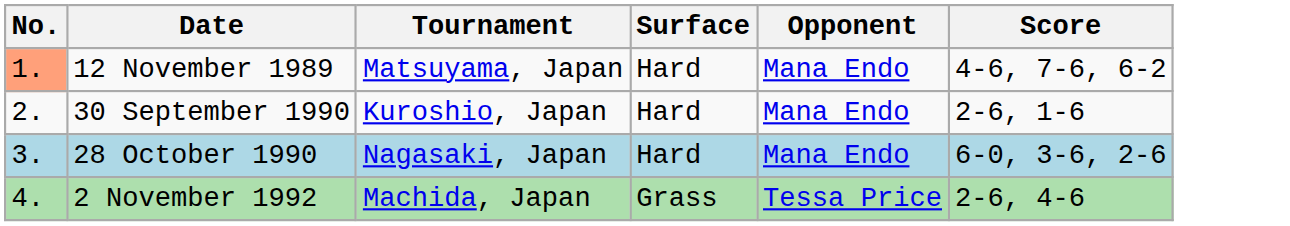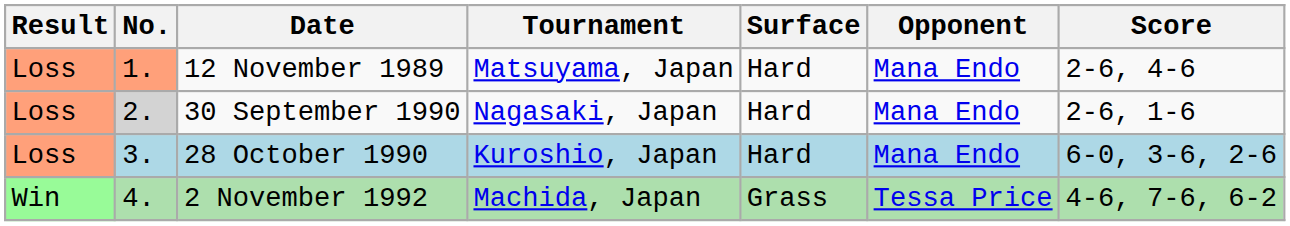+ column: (60, 26)
(1061, 69) 4-6, 7-6, 6-2 -> (1131, 69) 2-6, 4-6
(28, 112) no background -> (138, 112) lightgrey background
(485, 112) Kuroshio, Japan -> (596, 112) Nagasaki, Japan
(485, 155) Nagasaki, Japan -> (596, 155) Kuroshio, Japan
(1020, 198) 2-6, 4-6 -> (1171, 198) 4-6, 7-6, 6-2
